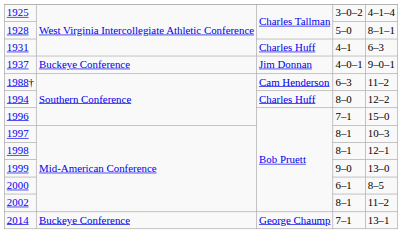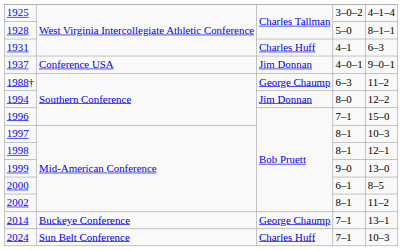(85, 64) Buckeye Conference -> (76, 64) Conference USA
(294, 82) Cam Henderson -> (295, 82) George Chaump
(287, 99) Charles Huff -> (286, 99) Jim Donnan
+ row: (18, 237)
